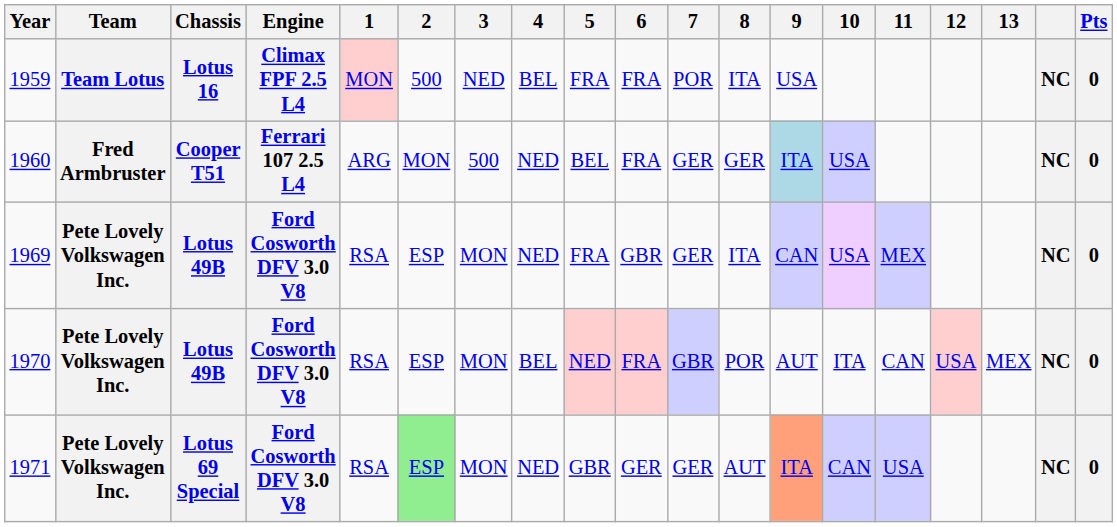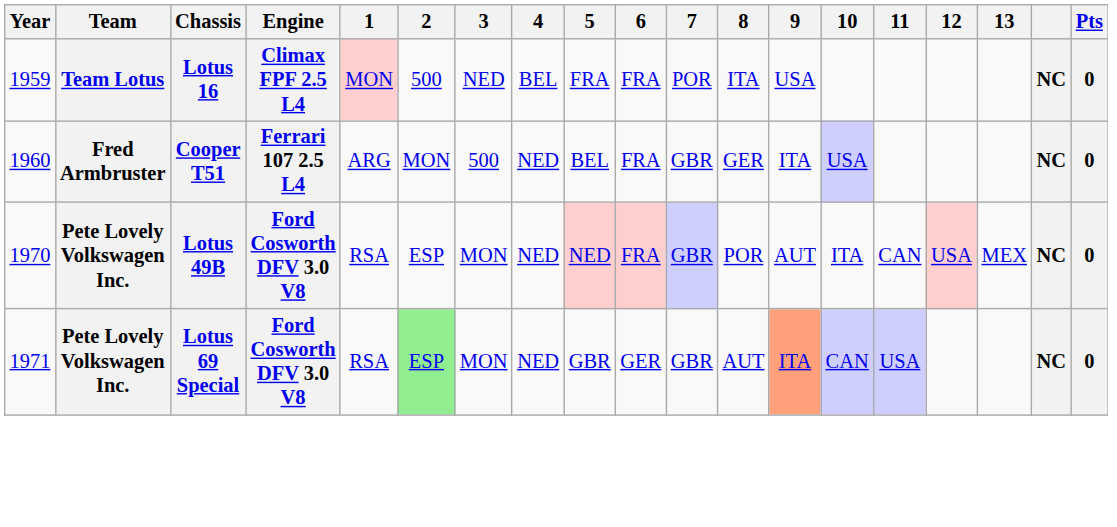(693, 161) GER -> (692, 161) GBR
(797, 161) lightblue background -> (795, 161) no background
- row: (30, 255)
(538, 361) BEL -> (538, 255) NED
(693, 467) GER -> (692, 361) GBR
